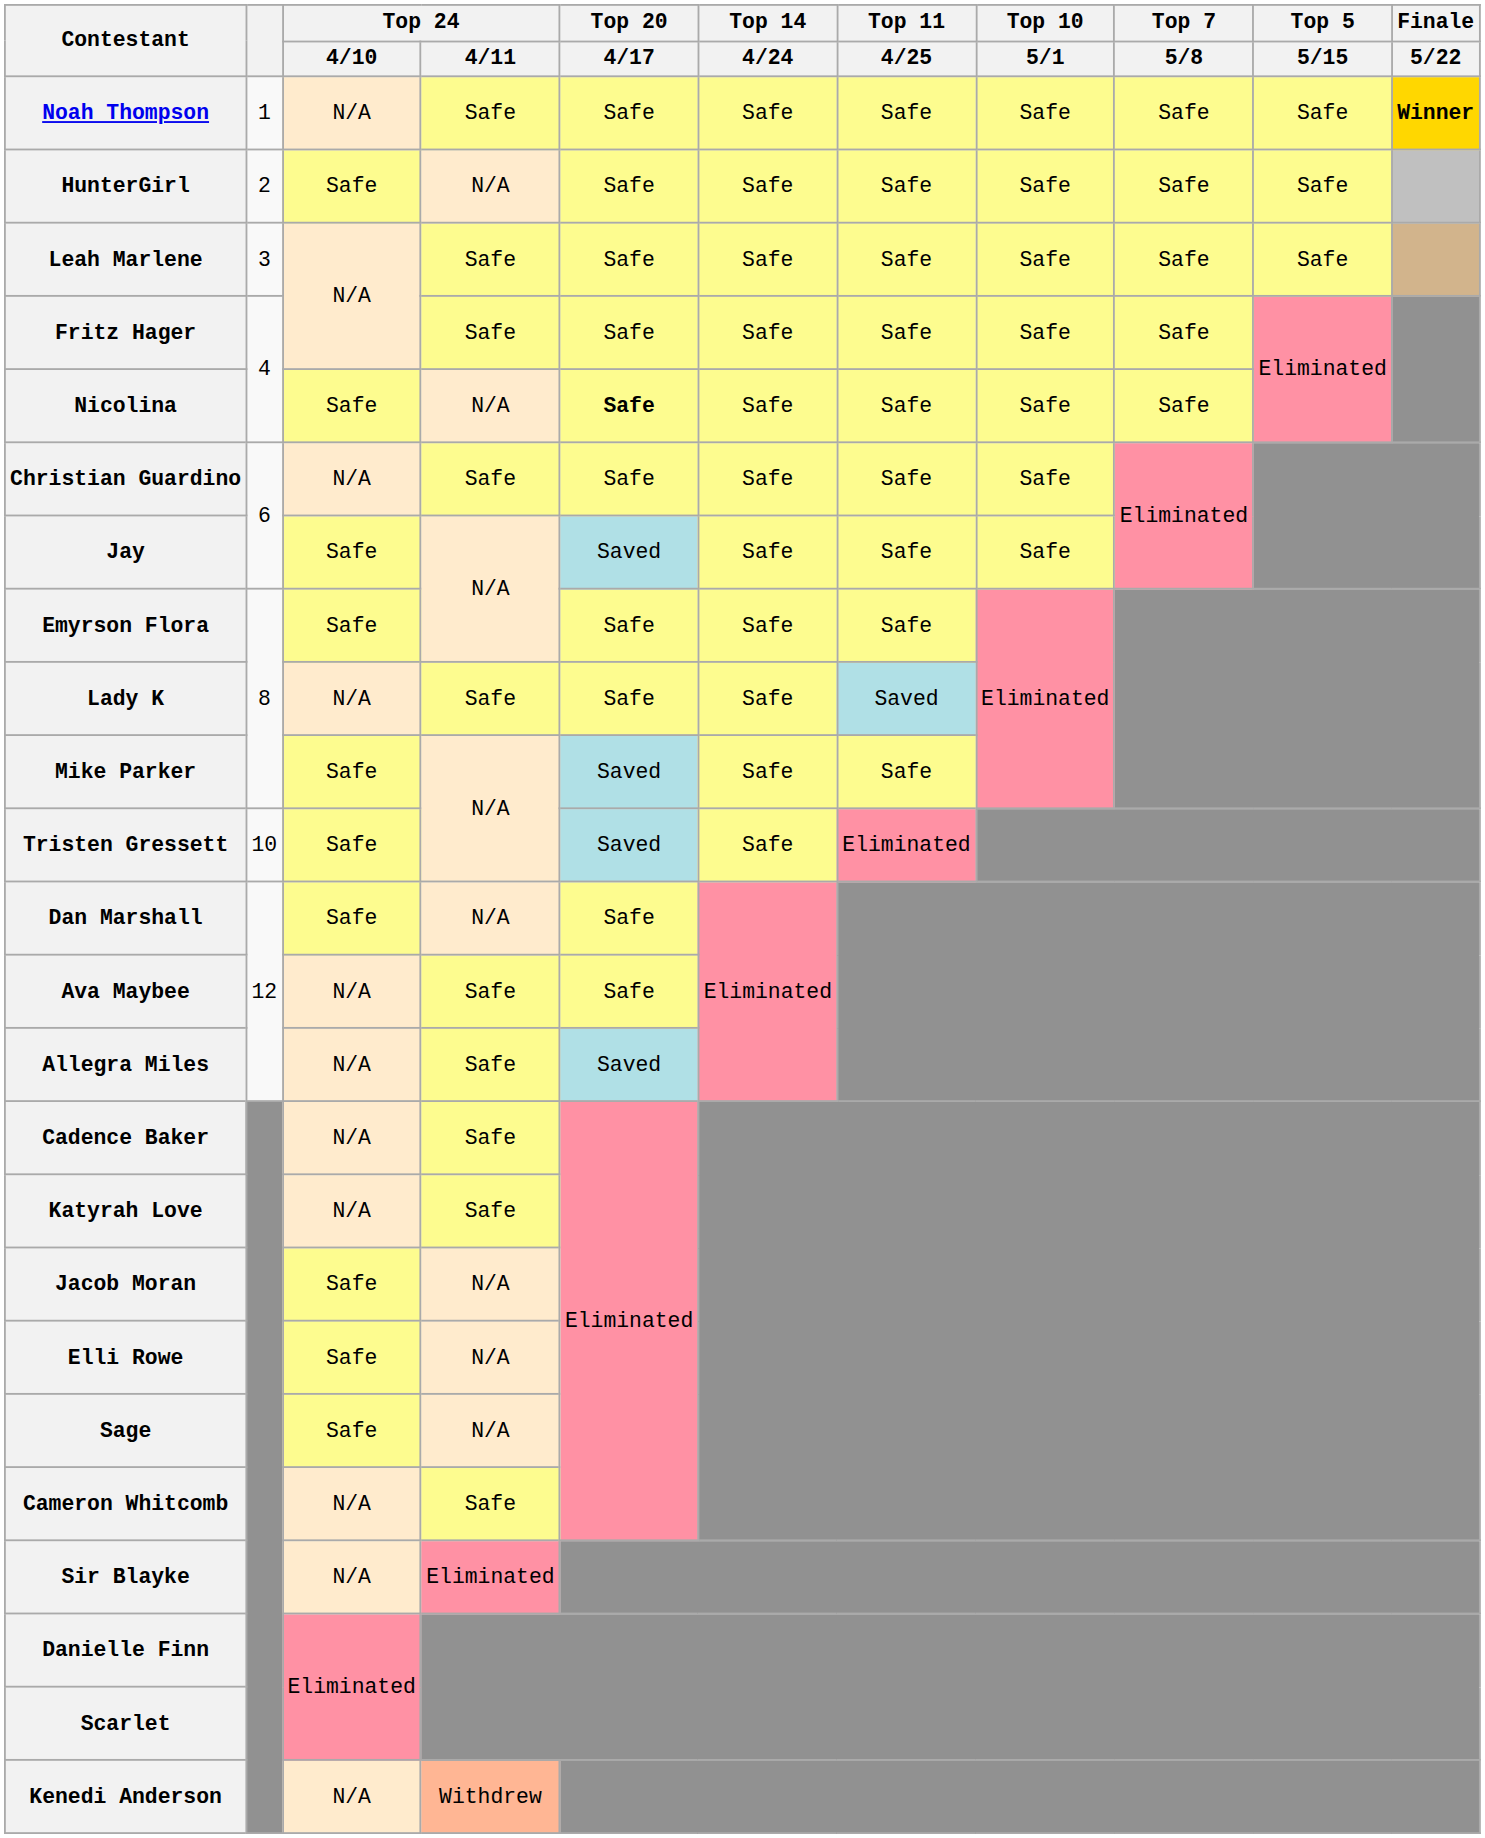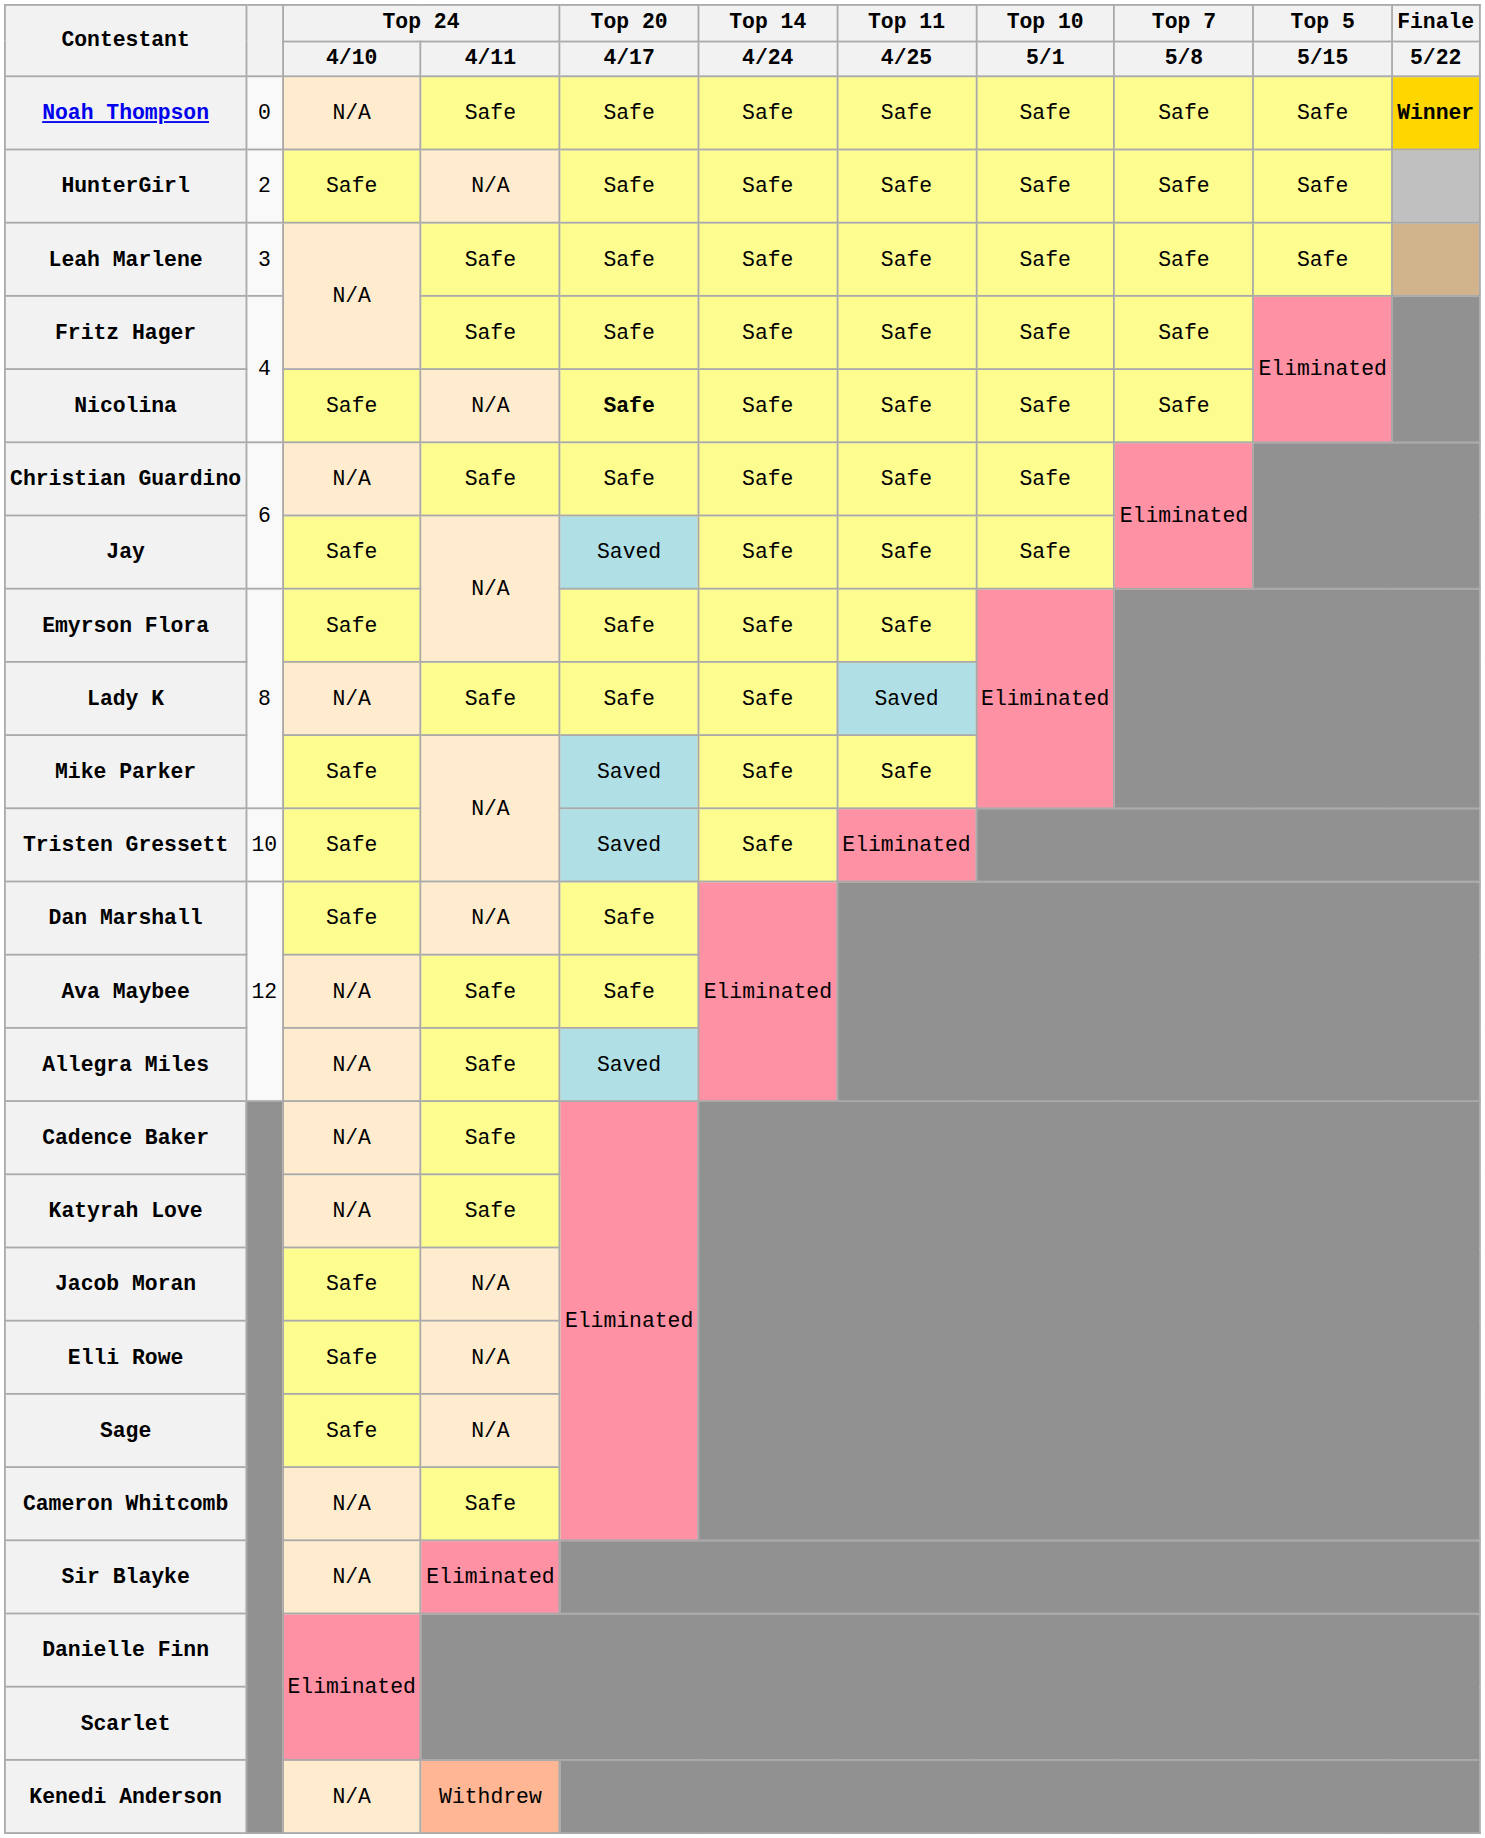(264, 113) 1 -> (264, 113) 0
